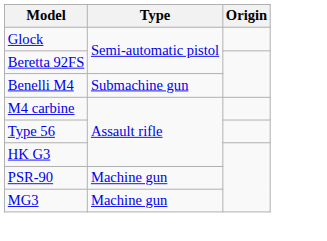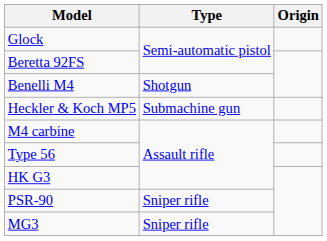(140, 85) Submachine gun -> (167, 85) Shotgun
+ row: (72, 108)
(129, 177) Machine gun -> (176, 200) Sniper rifle
(129, 200) Machine gun -> (176, 223) Sniper rifle
